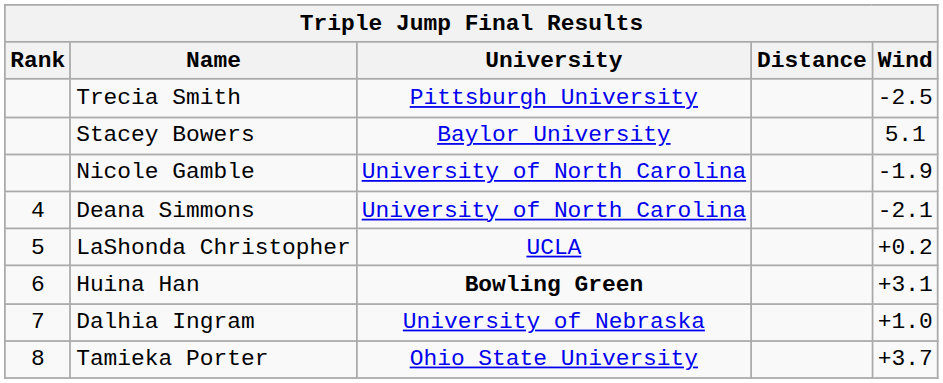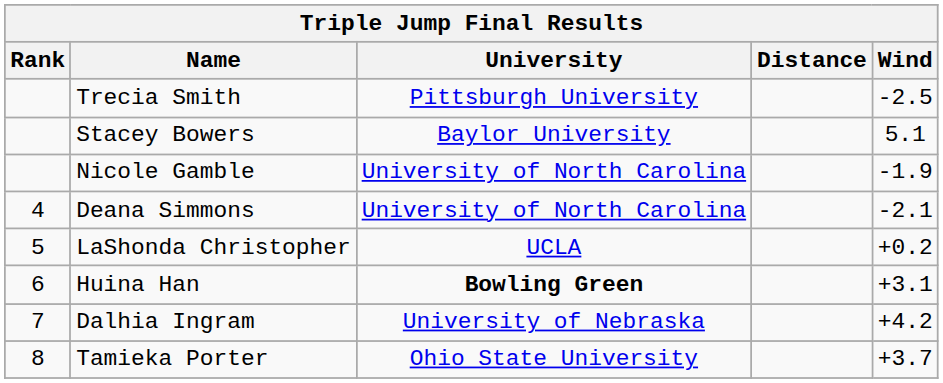(905, 322) +1.0 -> (905, 322) +4.2
